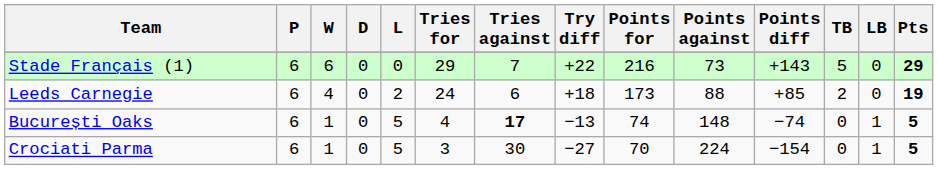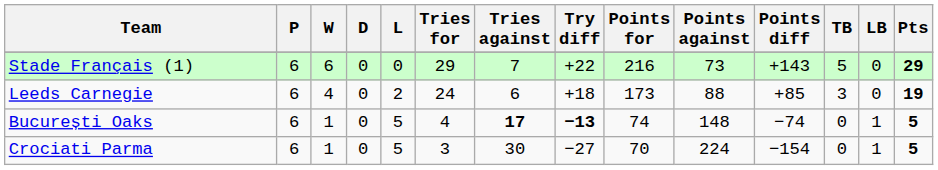(842, 94) 2 -> (842, 94) 3
(580, 122) normal -> (580, 122) bold
